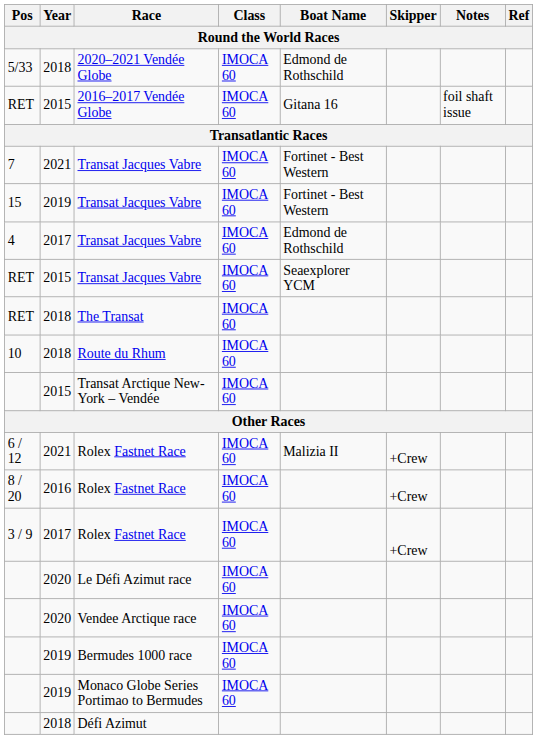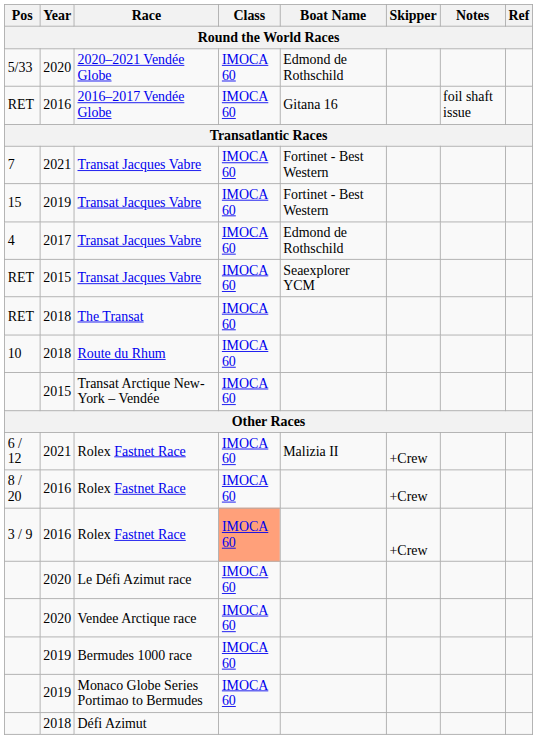(57, 67) 2018 -> (57, 67) 2020
(57, 105) 2015 -> (57, 105) 2016
(57, 534) 2017 -> (57, 534) 2016
(245, 534) no background -> (245, 534) lightsalmon background
